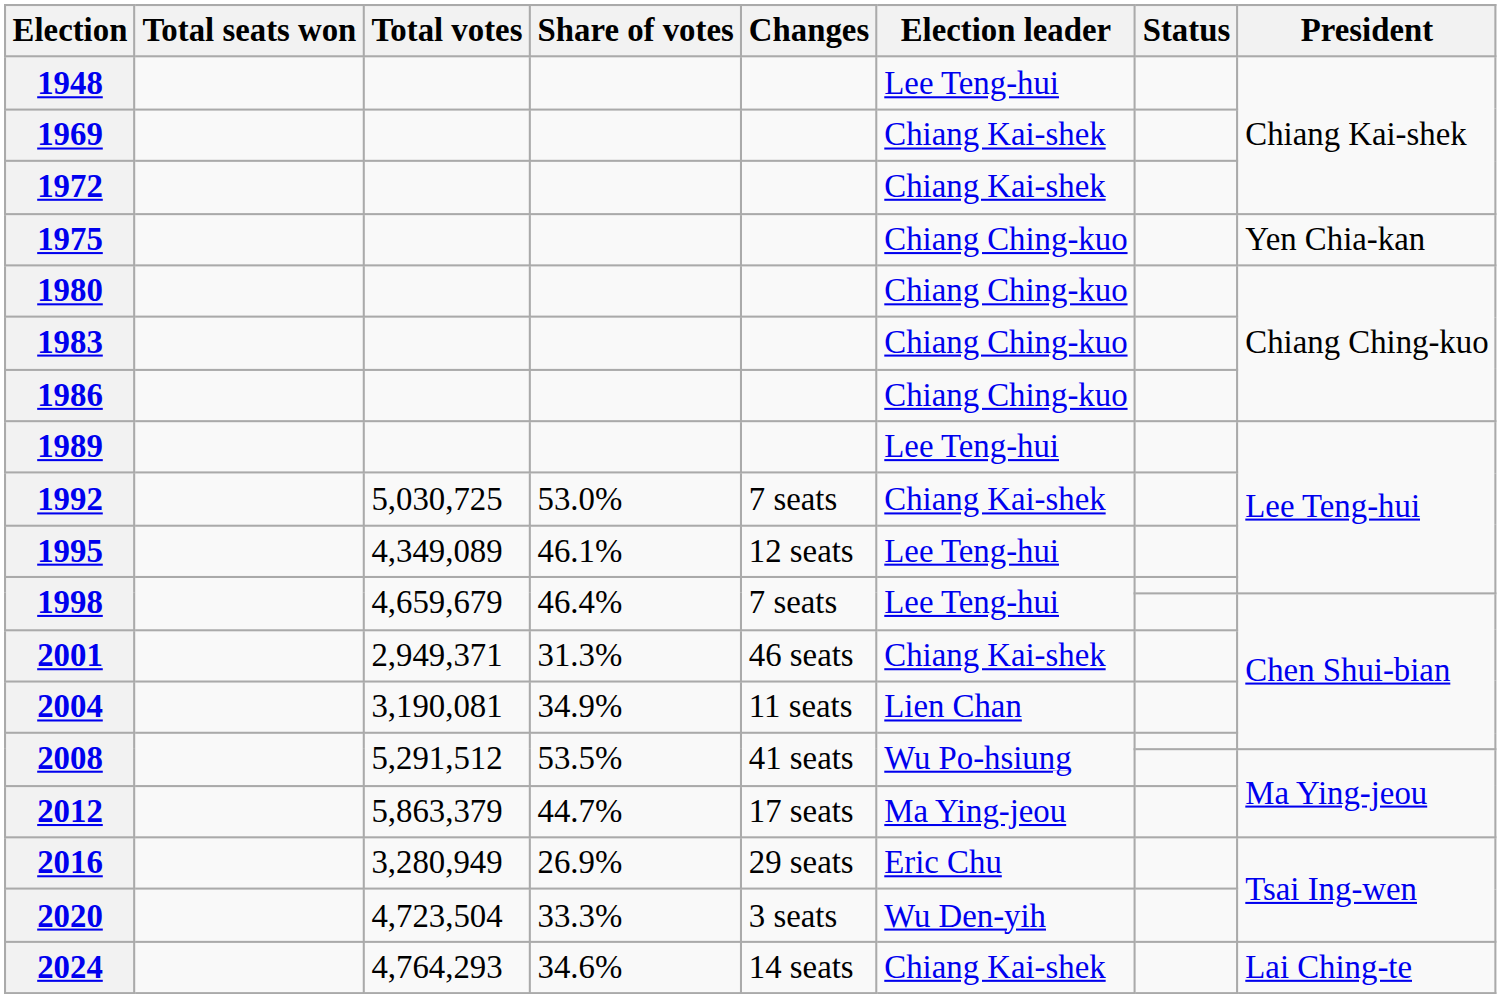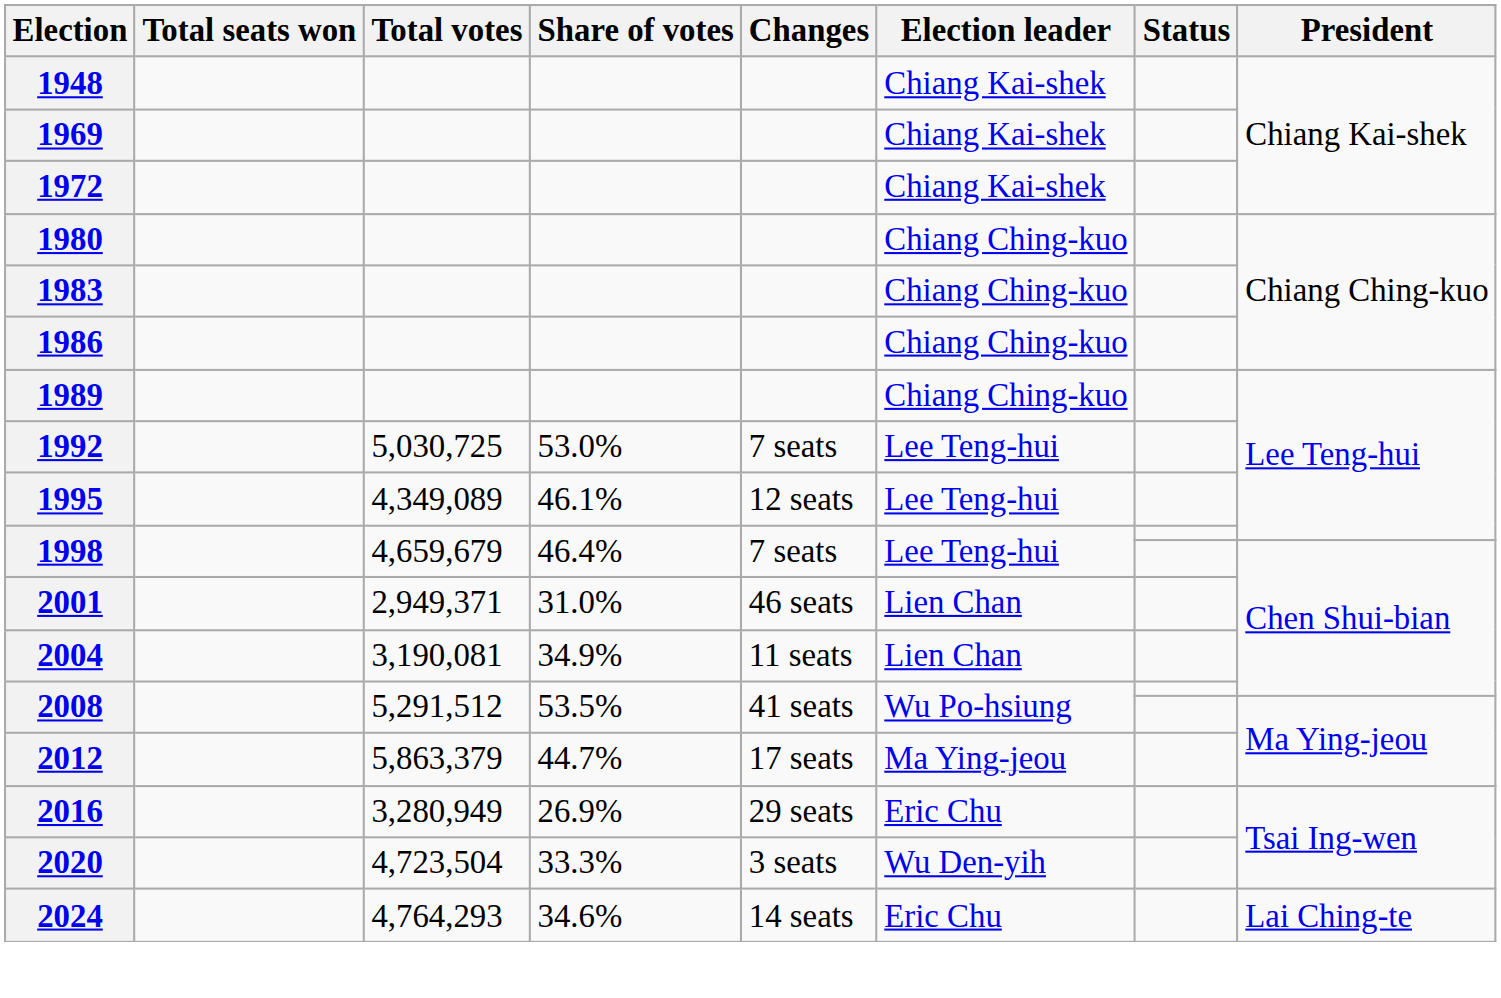(972, 82) Lee Teng-hui -> (995, 82) Chiang Kai-shek
- row: (70, 238)
(972, 446) Lee Teng-hui -> (1006, 394) Chiang Ching-kuo
(995, 498) Chiang Kai-shek -> (972, 446) Lee Teng-hui
(580, 654) 31.3% -> (580, 602) 31.0%
(995, 654) Chiang Kai-shek -> (953, 602) Lien Chan
(995, 966) Chiang Kai-shek -> (943, 914) Eric Chu
